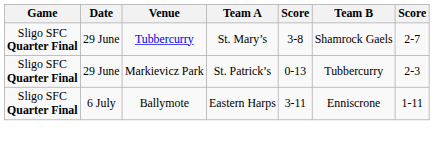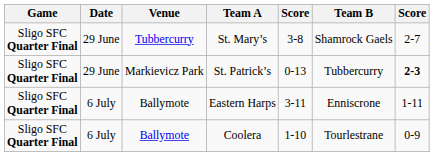(412, 71) normal -> (412, 71) bold
+ row: (242, 135)
